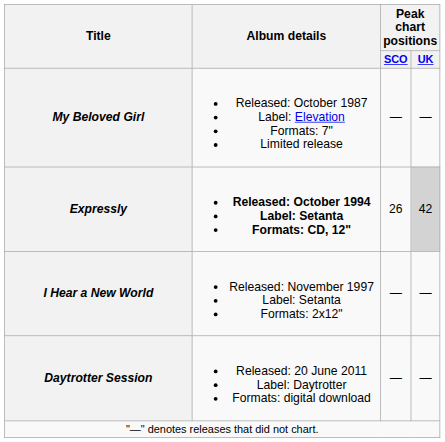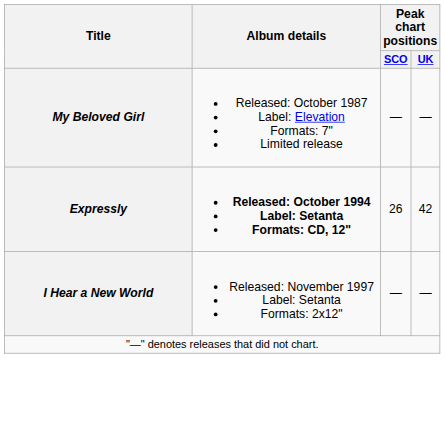(426, 209) lightgrey background -> (426, 209) no background
- row: (98, 378)
